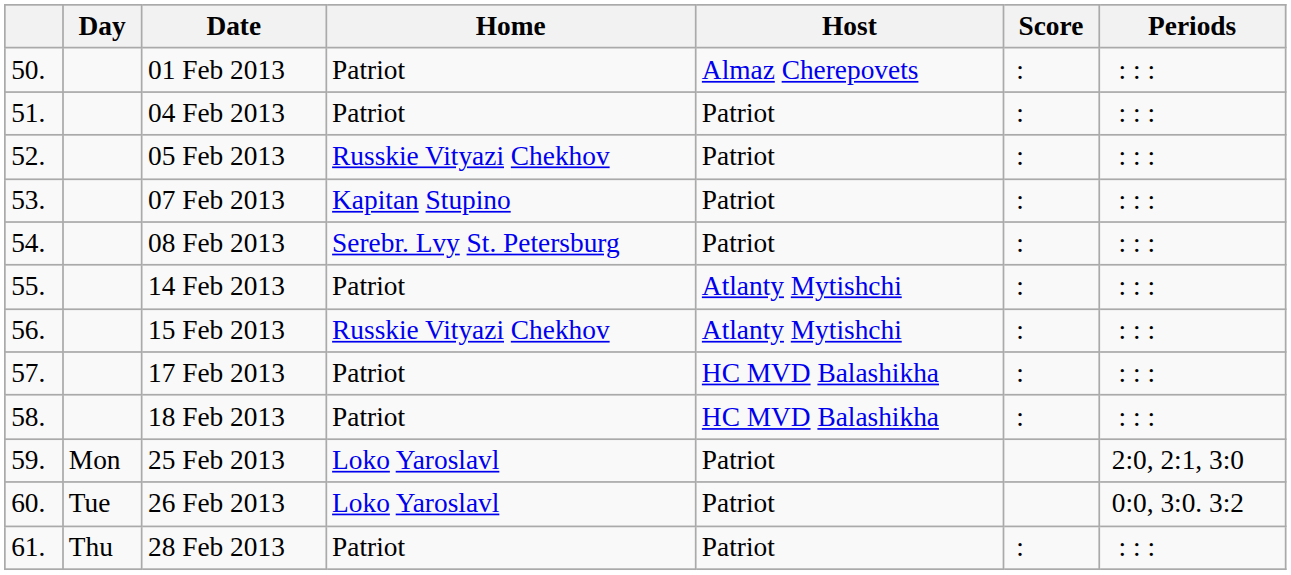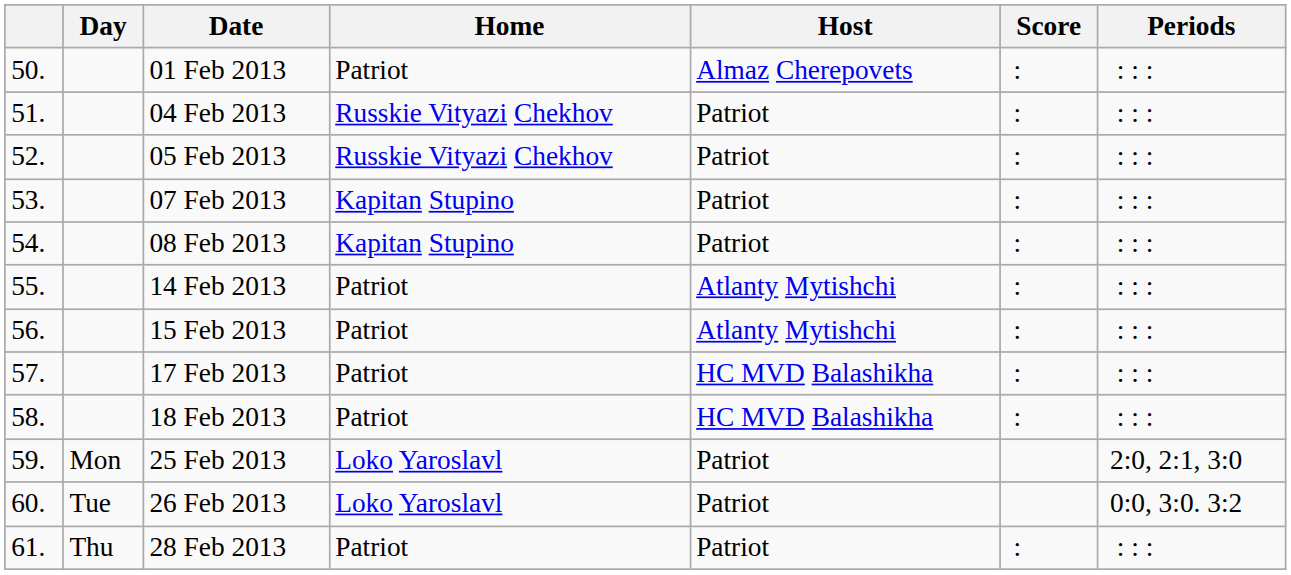(369, 112) Patriot -> (474, 112) Russkie Vityazi Chekhov
(476, 243) Serebr. Lvy St. Petersburg -> (425, 243) Kapitan Stupino
(471, 329) Russkie Vityazi Chekhov -> (372, 329) Patriot
